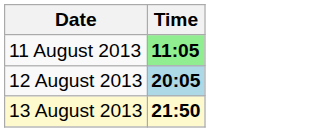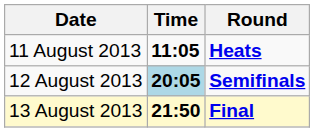+ column: (257, 19)
(175, 50) lightgreen background -> (175, 50) no background
